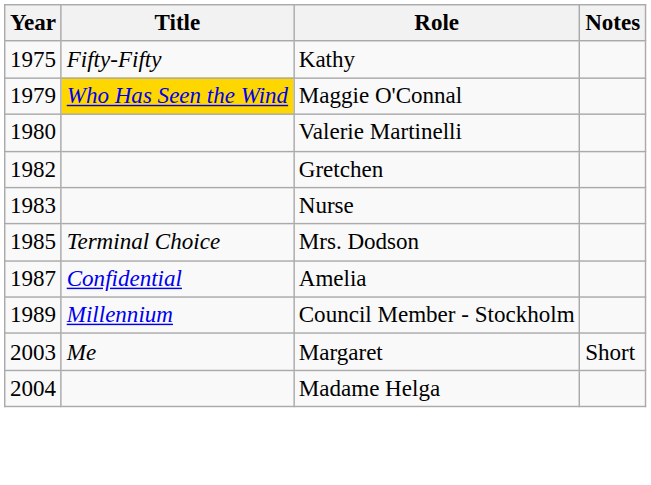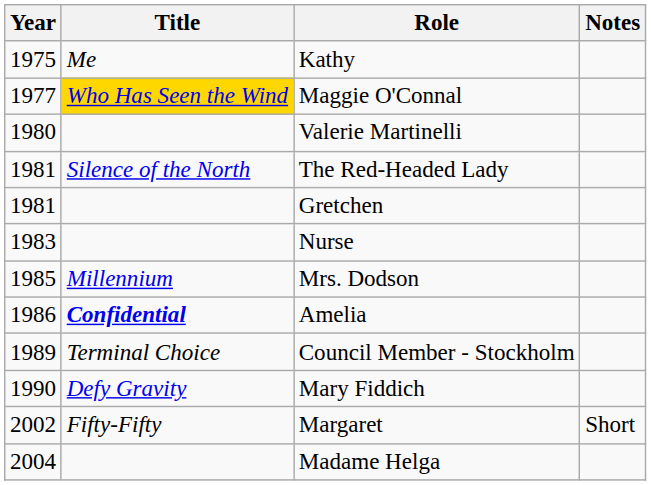(114, 59) Fifty-Fifty -> (81, 59) Me
(33, 95) 1979 -> (33, 95) 1977
+ row: (404, 168)
(33, 168) 1982 -> (33, 205) 1981
(143, 242) Terminal Choice -> (120, 278) Millennium
(33, 278) 1987 -> (33, 315) 1986
(124, 278) normal -> (126, 315) bold
(120, 315) Millennium -> (143, 351) Terminal Choice
+ row: (362, 388)
(33, 351) 2003 -> (33, 424) 2002
(81, 351) Me -> (114, 424) Fifty-Fifty
